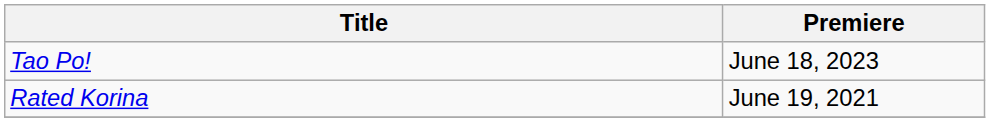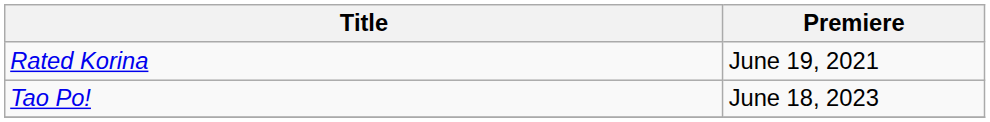rows swapped: (79, 98) <-> (51, 60)
